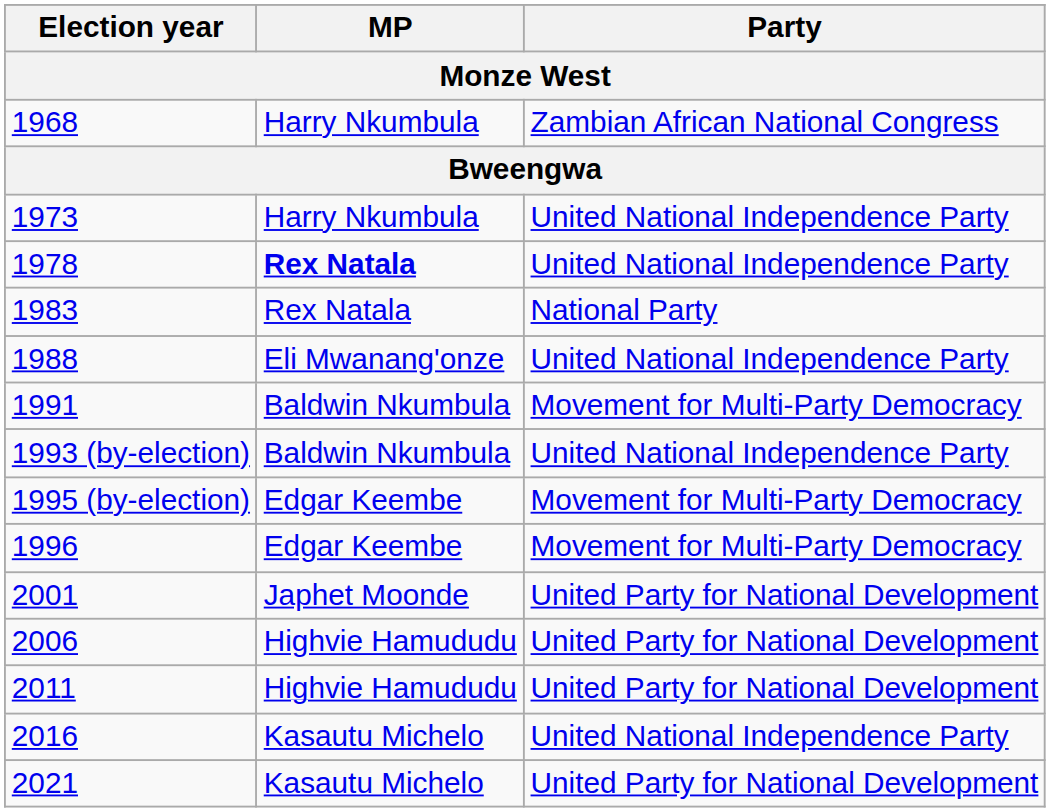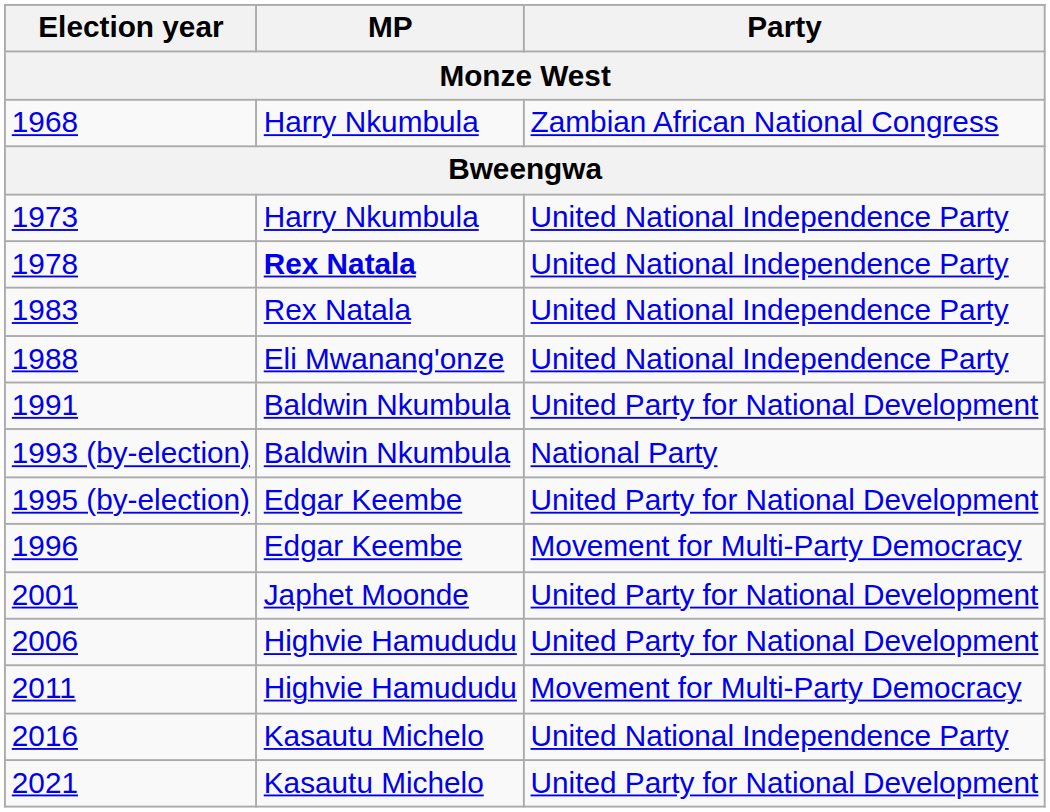(624, 311) National Party -> (770, 311) United National Independence Party
(776, 405) Movement for Multi-Party Democracy -> (784, 405) United Party for National Development
(770, 452) United National Independence Party -> (624, 452) National Party
(776, 500) Movement for Multi-Party Democracy -> (784, 500) United Party for National Development
(784, 688) United Party for National Development -> (776, 688) Movement for Multi-Party Democracy
